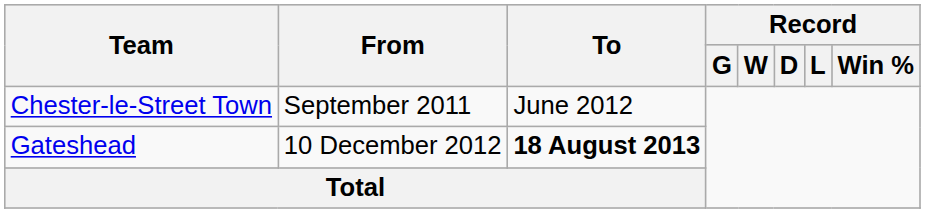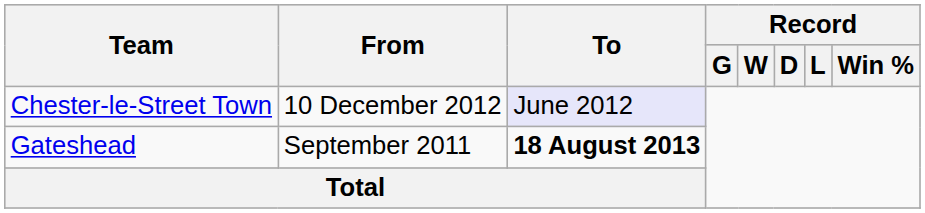(378, 106) September 2011 -> (393, 106) 10 December 2012
(573, 106) no background -> (573, 106) lavender background
(393, 146) 10 December 2012 -> (378, 146) September 2011
